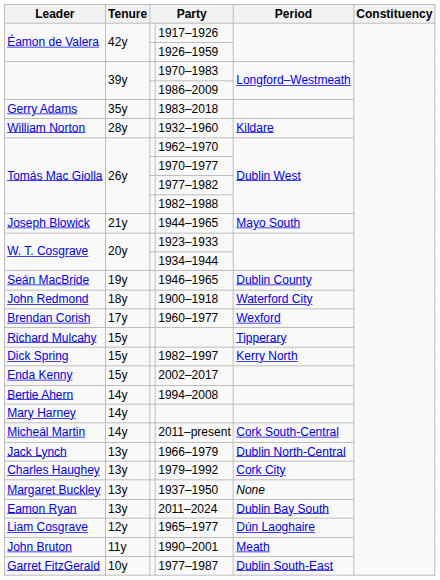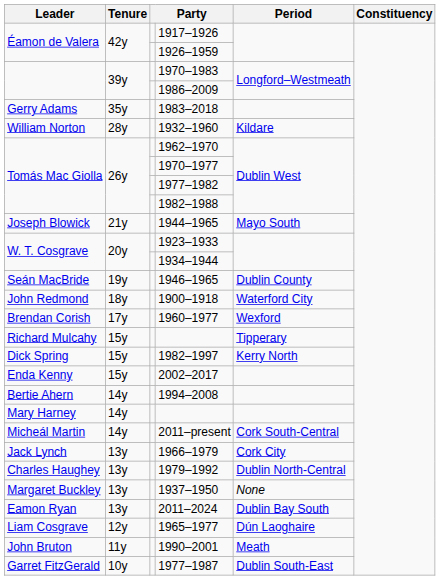(291, 451) Dublin North-Central -> (261, 451) Cork City
(261, 470) Cork City -> (291, 470) Dublin North-Central
